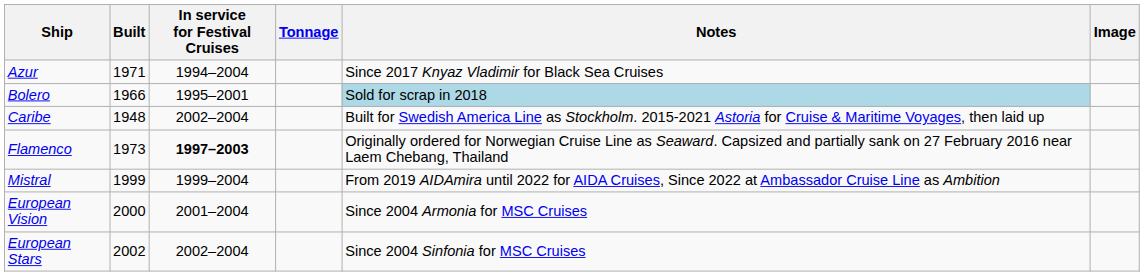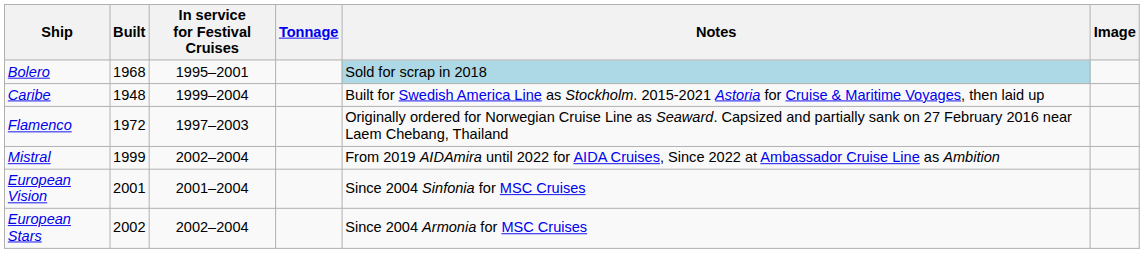- row: (23, 71)
(129, 94) 1966 -> (129, 71) 1968
(212, 118) 2002–2004 -> (212, 94) 1999–2004
(129, 149) 1973 -> (129, 126) 1972
(212, 149) bold -> (212, 126) normal
(212, 180) 1999–2004 -> (212, 157) 2002–2004
(129, 211) 2000 -> (129, 188) 2001
(466, 211) Since 2004 Armonia for MSC Cruises -> (465, 188) Since 2004 Sinfonia for MSC Cruises
(465, 251) Since 2004 Sinfonia for MSC Cruises -> (466, 228) Since 2004 Armonia for MSC Cruises
